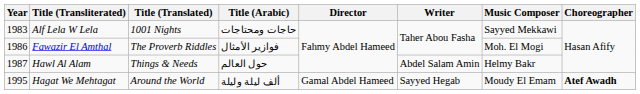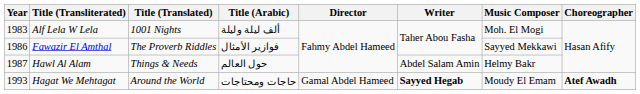(259, 29) حاجات ومحتاجات -> (250, 29) ألف ليلة وليلة
(520, 29) Sayyed Mekkawi -> (514, 29) Moh. El Mogi
(514, 46) Moh. El Mogi -> (520, 46) Sayyed Mekkawi
(17, 80) 1995 -> (17, 80) 1993
(250, 81) ألف ليلة وليلة -> (259, 81) حاجات ومحتاجات
(430, 80) normal -> (431, 80) bold
